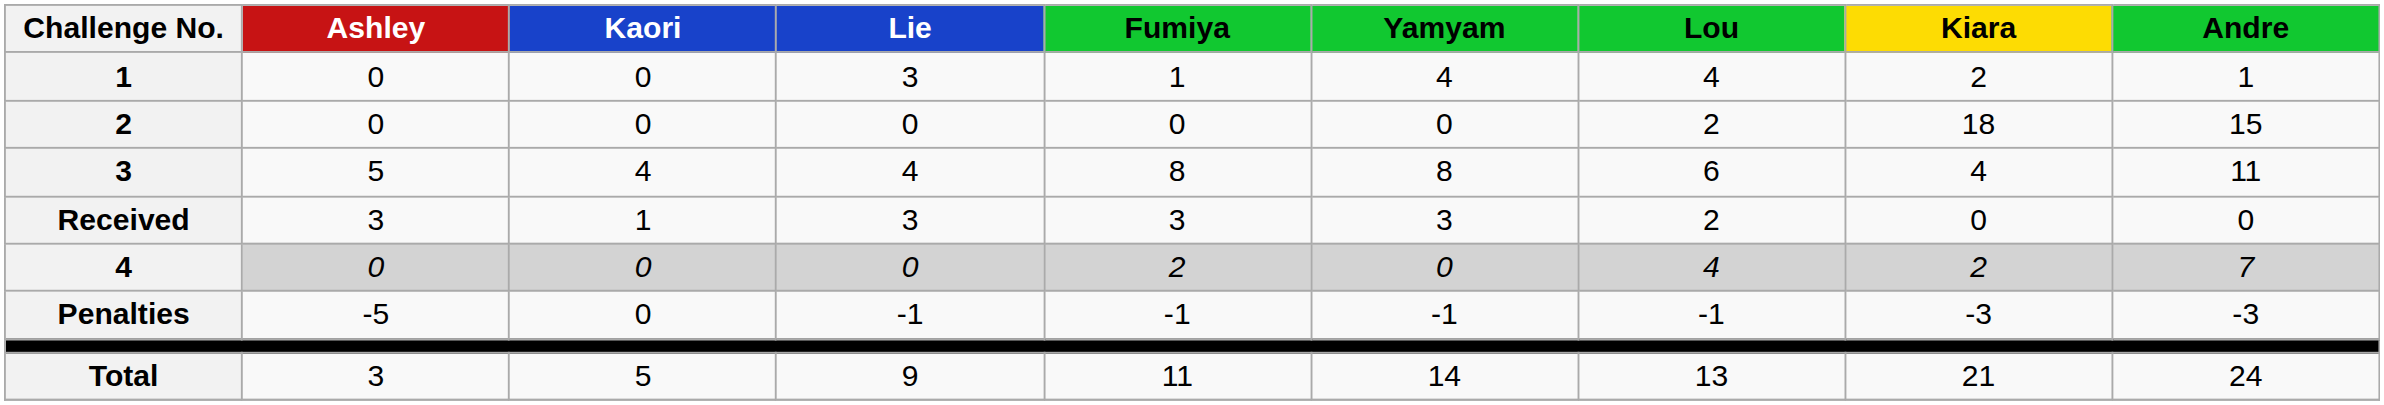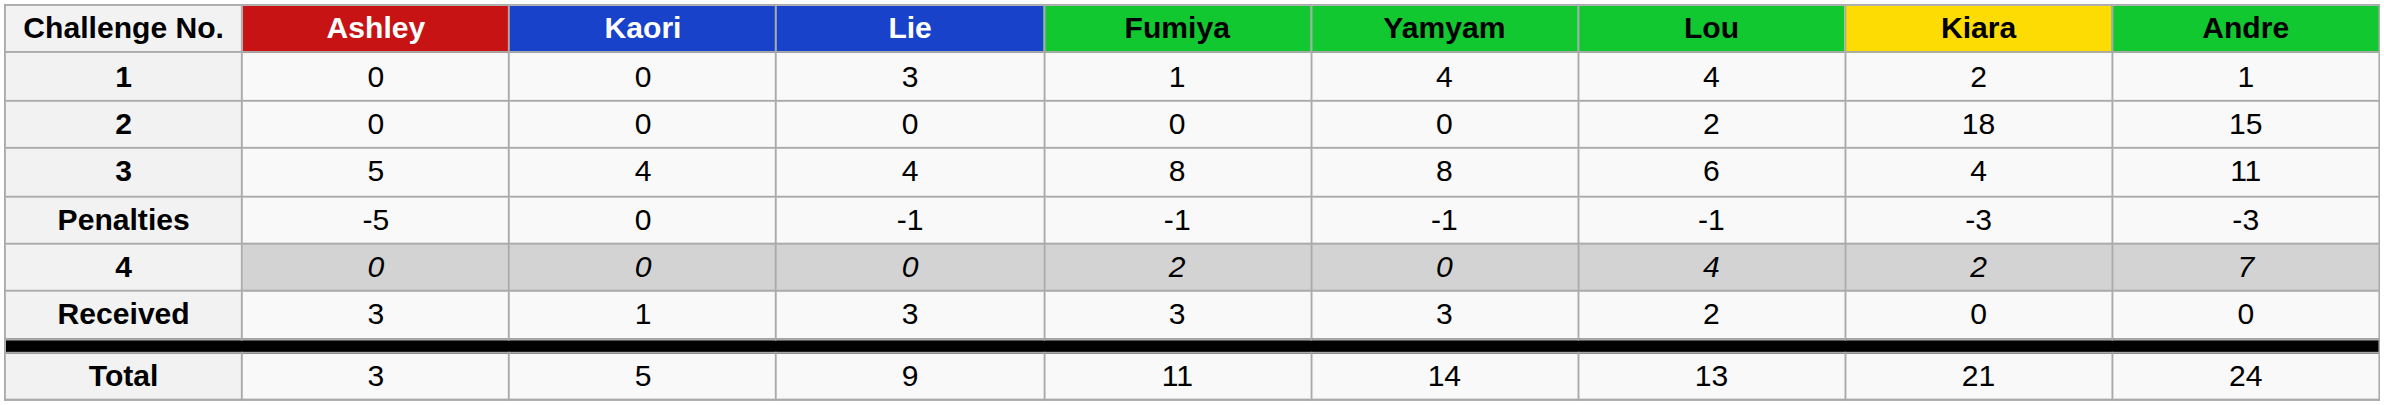rows swapped: (124, 314) <-> (124, 219)
